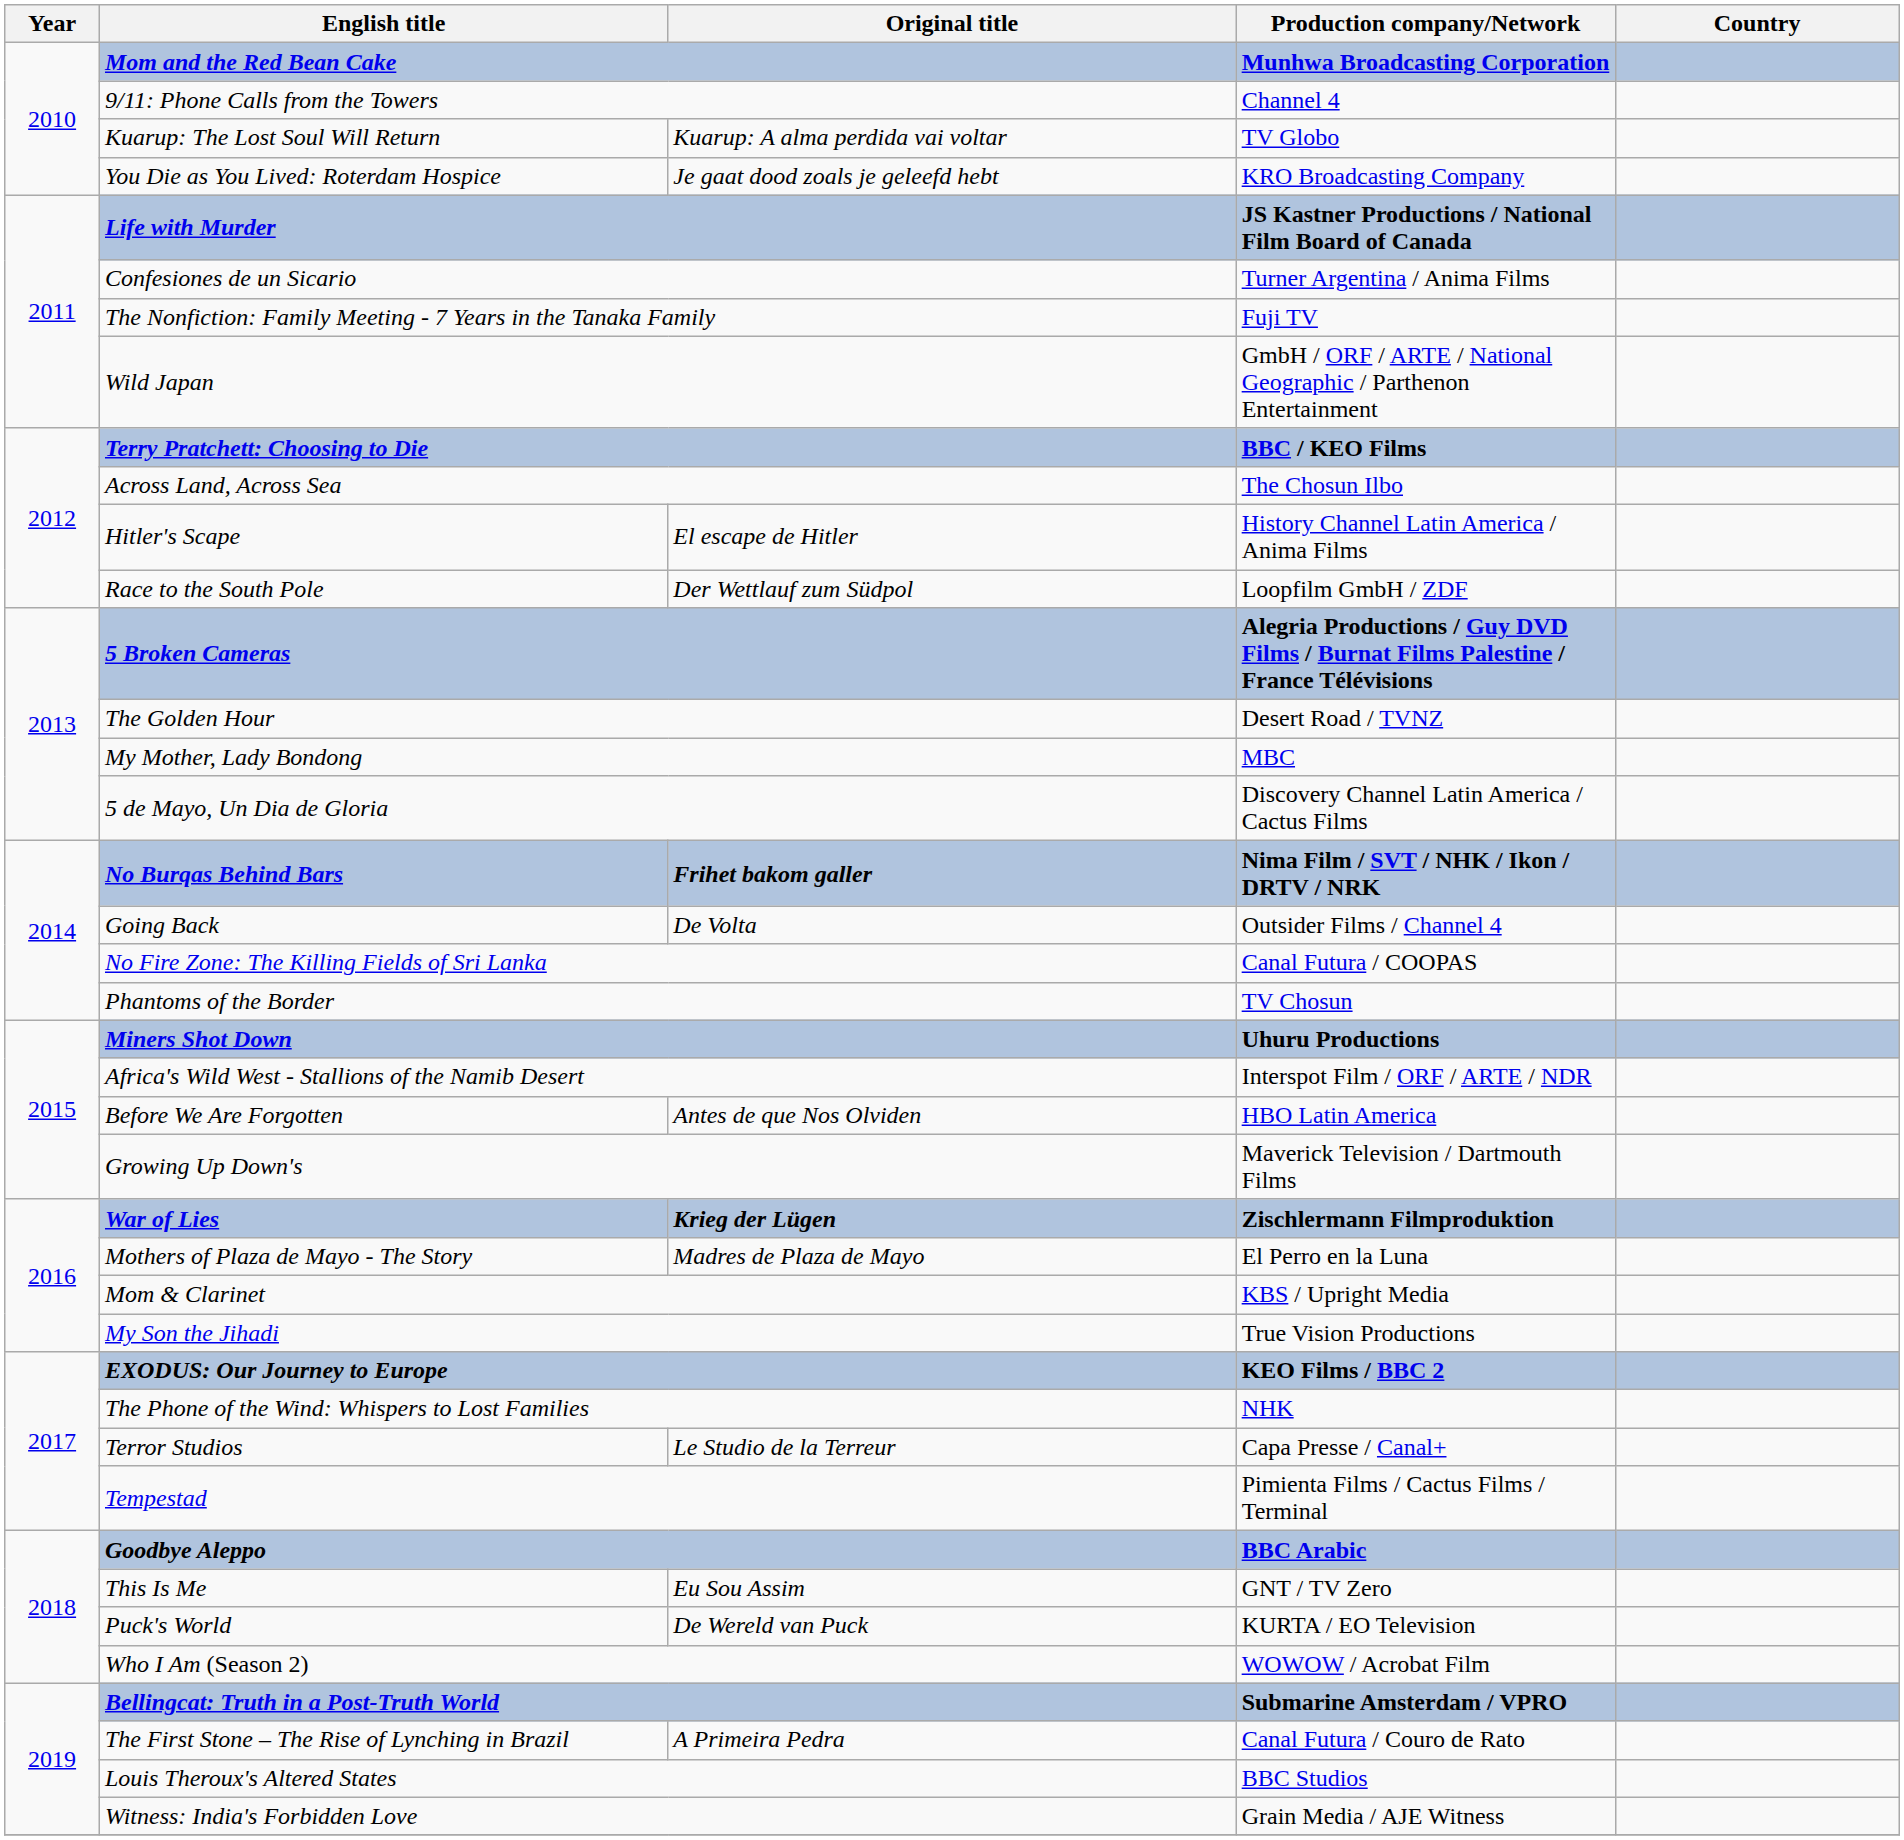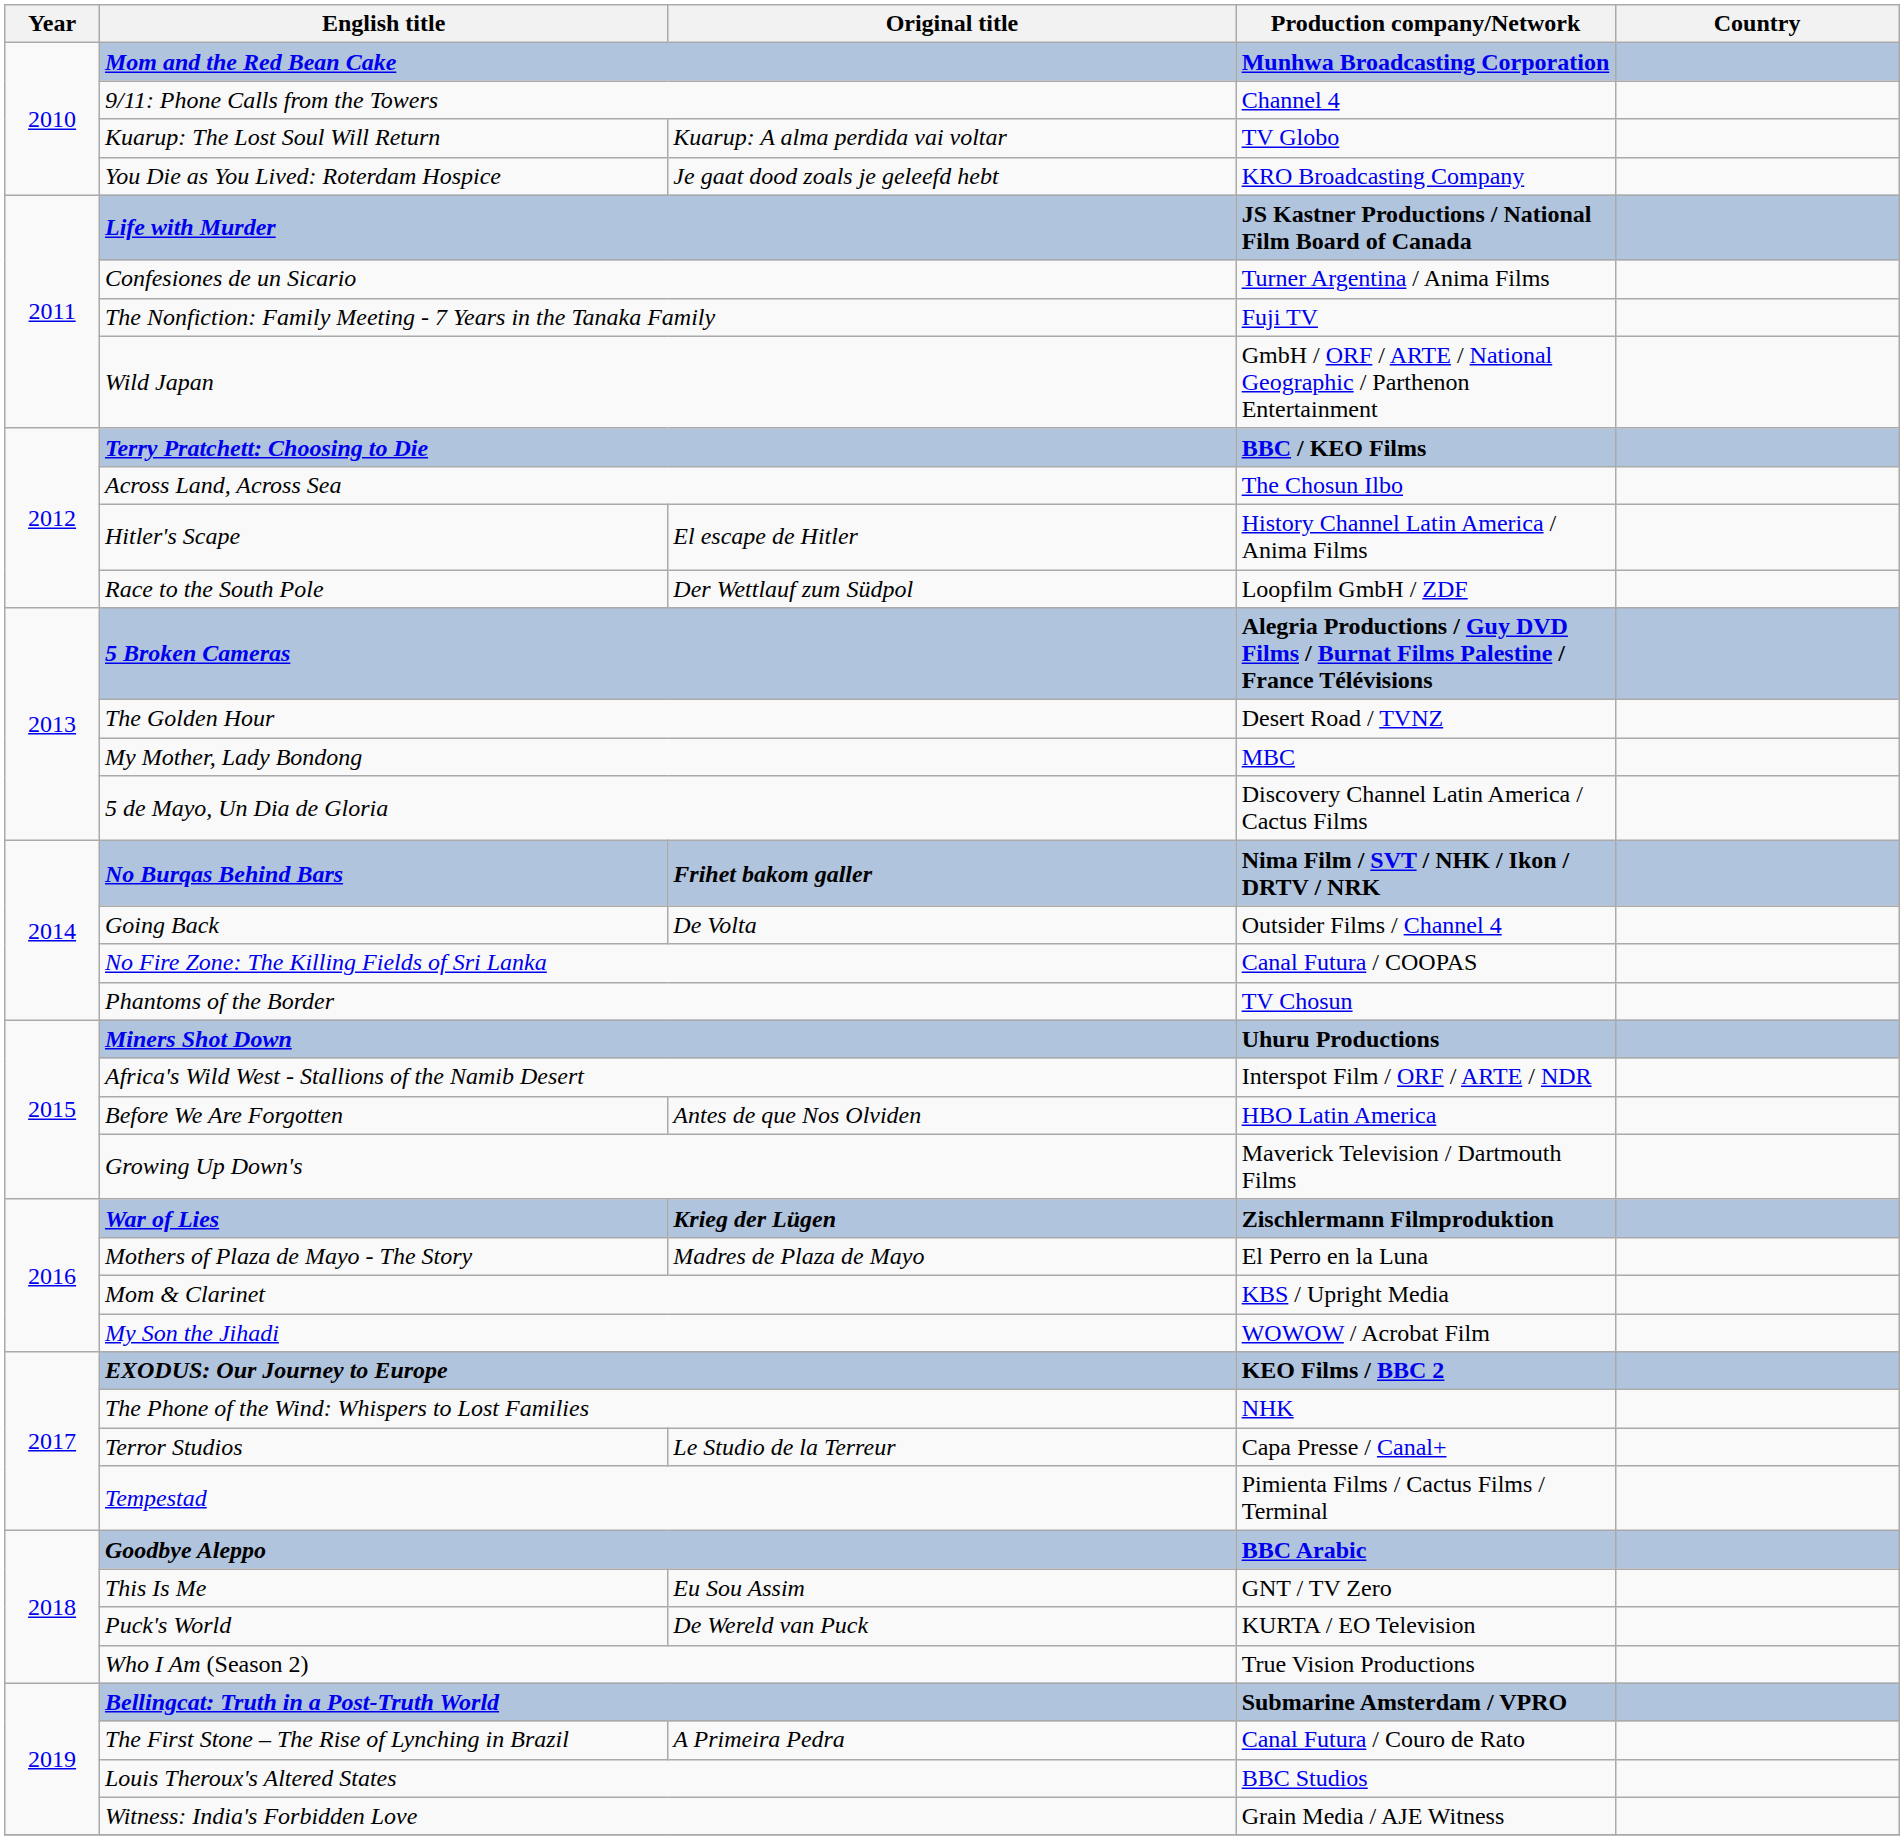(1358, 1332) True Vision Productions -> (1366, 1332) WOWOW / Acrobat Film
(1366, 1663) WOWOW / Acrobat Film -> (1358, 1663) True Vision Productions
